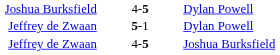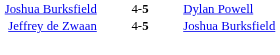- row: (52, 26)
